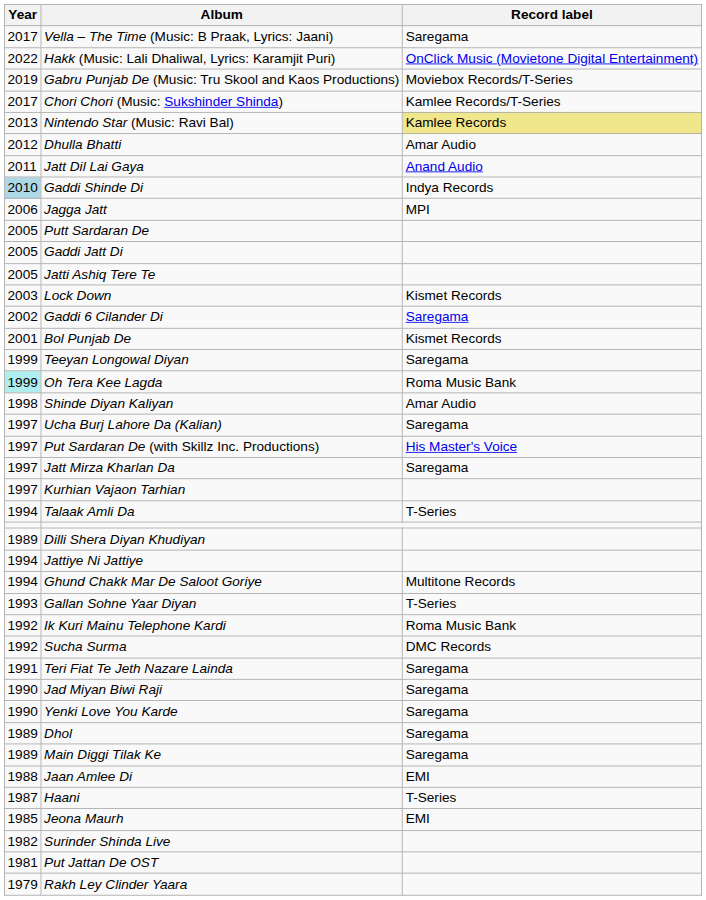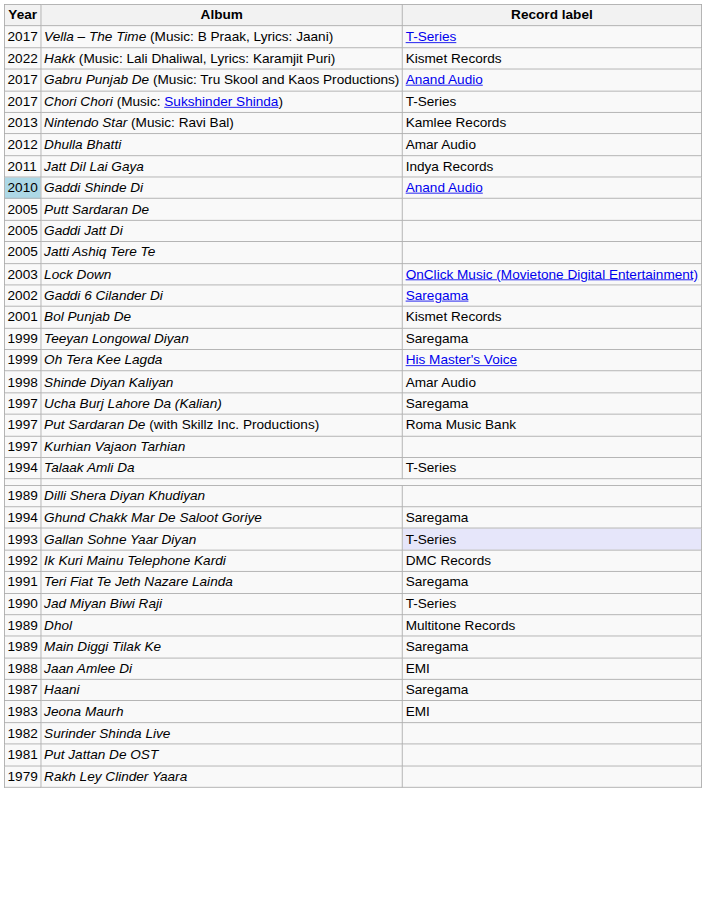(437, 36) Saregama -> (431, 36) T-Series
(552, 58) OnClick Music (Movietone Digital Entertainment) -> (454, 58) Kismet Records
(23, 79) 2019 -> (23, 79) 2017
(489, 79) Moviebox Records/T-Series -> (444, 79) Anand Audio
(483, 101) Kamlee Records/T-Series -> (431, 101) T-Series
(456, 123) khaki background -> (456, 123) no background
(444, 166) Anand Audio -> (449, 166) Indya Records
(449, 187) Indya Records -> (444, 187) Anand Audio
- row: (75, 209)
(454, 295) Kismet Records -> (552, 274) OnClick Music (Movietone Digital Entertainment)
(23, 381) paleturquoise background -> (23, 360) no background
(461, 381) Roma Music Bank -> (461, 360) His Master's Voice
(461, 446) His Master's Voice -> (461, 425) Roma Music Bank
- row: (109, 468)
- row: (94, 560)
(460, 582) Multitone Records -> (437, 517) Saregama
(431, 603) no background -> (431, 539) lavender background
(461, 625) Roma Music Bank -> (448, 560) DMC Records
- row: (85, 647)
(437, 690) Saregama -> (431, 603) T-Series
- row: (111, 711)
(437, 733) Saregama -> (460, 625) Multitone Records
(431, 798) T-Series -> (437, 690) Saregama
(23, 819) 1985 -> (23, 711) 1983
